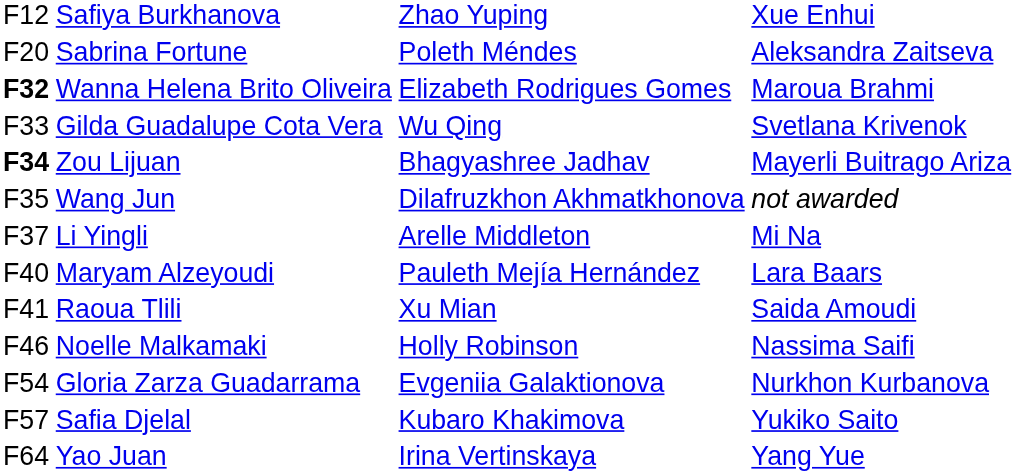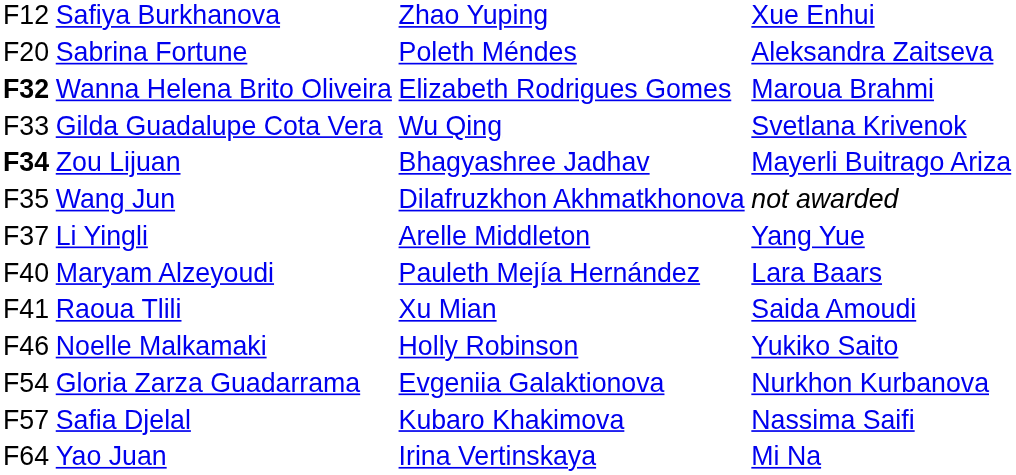(786, 236) Mi Na -> (808, 236) Yang Yue
(833, 346) Nassima Saifi -> (825, 346) Yukiko Saito
(825, 419) Yukiko Saito -> (833, 419) Nassima Saifi
(808, 456) Yang Yue -> (786, 456) Mi Na
